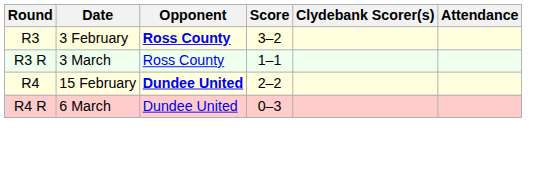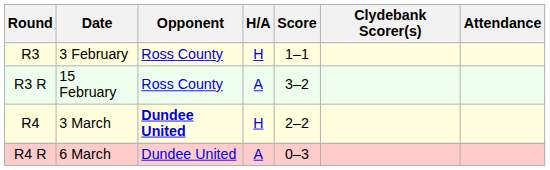+ column: (258, 23)
(187, 38) bold -> (182, 54) normal
(270, 38) 3–2 -> (297, 54) 1–1
(85, 60) 3 March -> (88, 84) 15 February
(270, 60) 1–1 -> (297, 84) 3–2
(98, 83) 15 February -> (85, 123) 3 March
